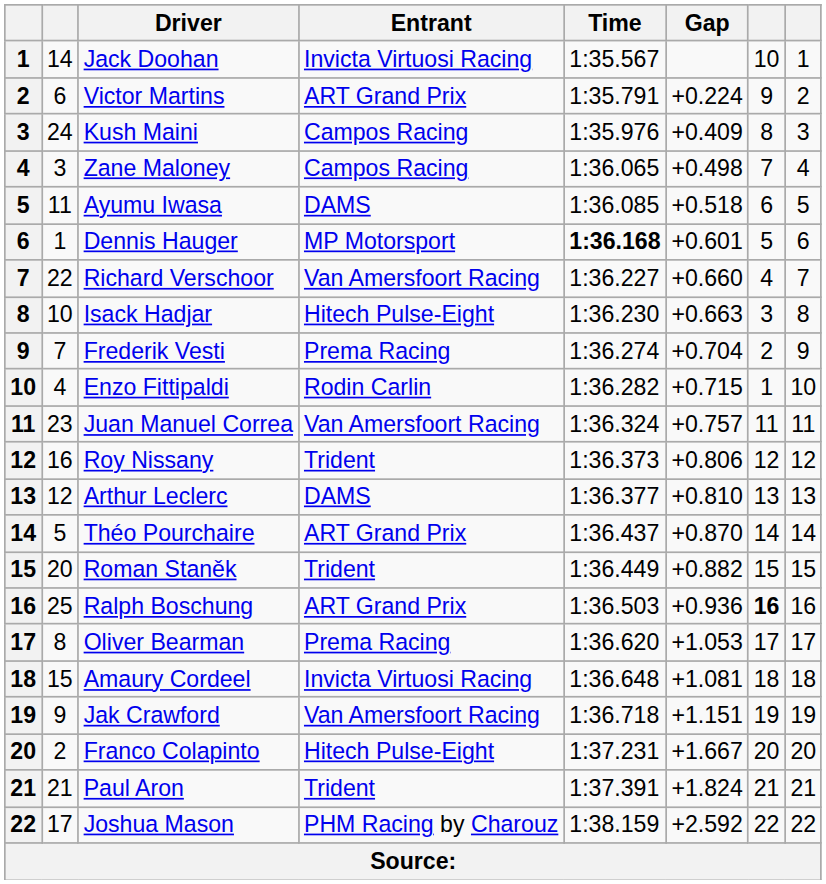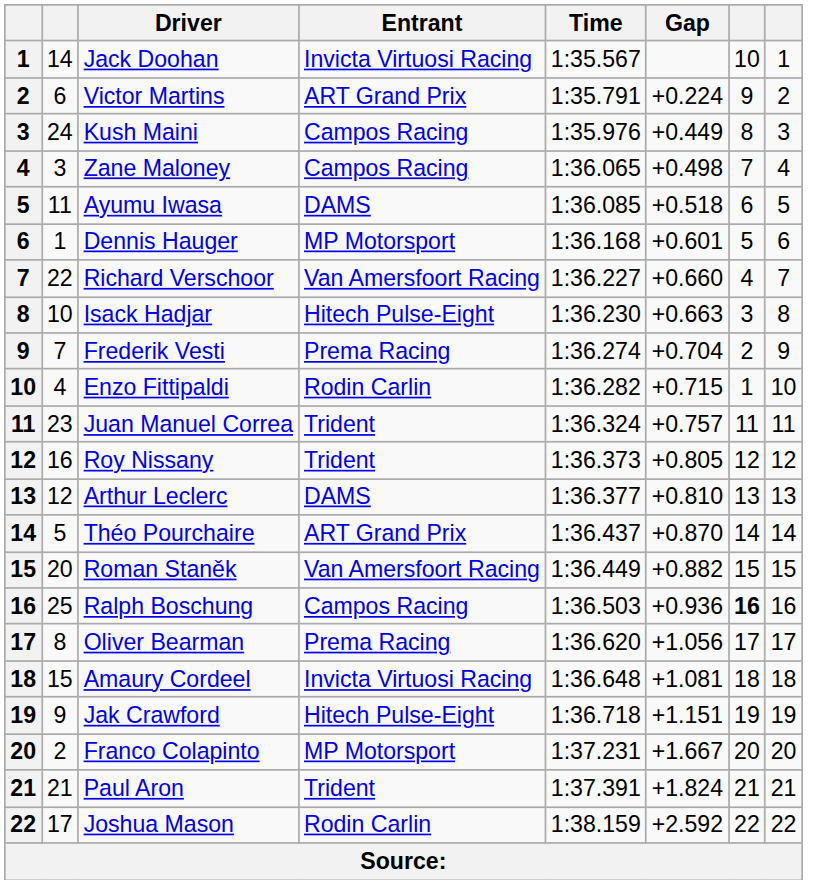(707, 132) +0.409 -> (687, 132) +0.449
(615, 241) bold -> (596, 241) normal
(422, 424) Van Amersfoort Racing -> (340, 424) Trident
(707, 460) +0.806 -> (687, 460) +0.805
(340, 569) Trident -> (422, 569) Van Amersfoort Racing
(385, 606) ART Grand Prix -> (386, 606) Campos Racing
(707, 642) +1.053 -> (687, 642) +1.056
(422, 715) Van Amersfoort Racing -> (399, 715) Hitech Pulse-Eight
(399, 752) Hitech Pulse-Eight -> (380, 752) MP Motorsport
(431, 824) PHM Racing by Charouz -> (368, 824) Rodin Carlin
